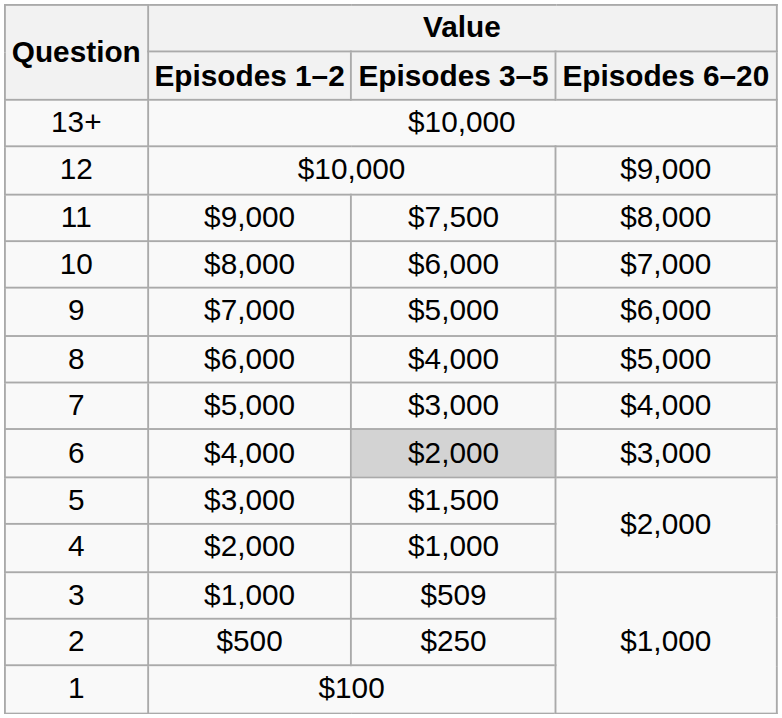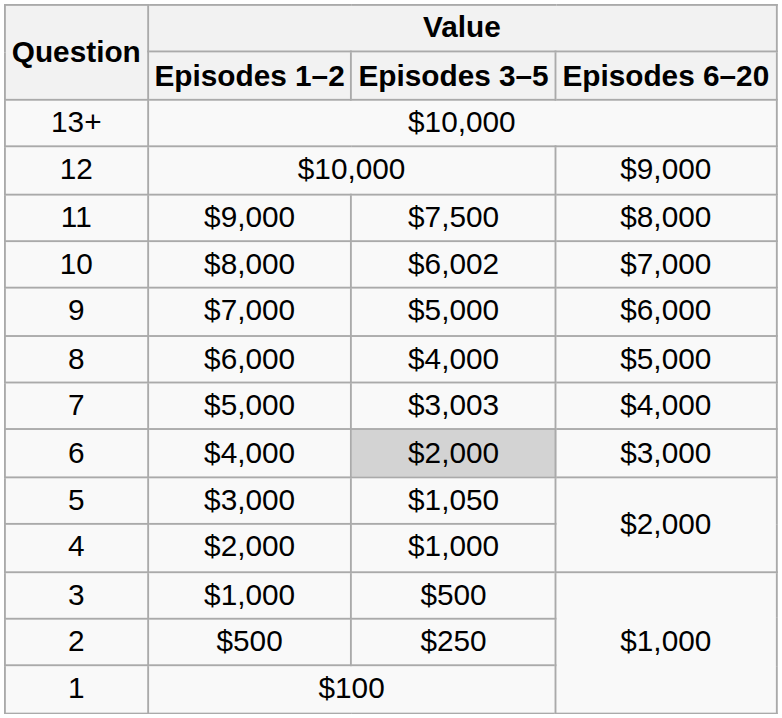(454, 264) $6,000 -> (454, 264) $6,002
(454, 405) $3,000 -> (454, 405) $3,003
(454, 500) $1,500 -> (454, 500) $1,050
(454, 594) $509 -> (454, 594) $500
